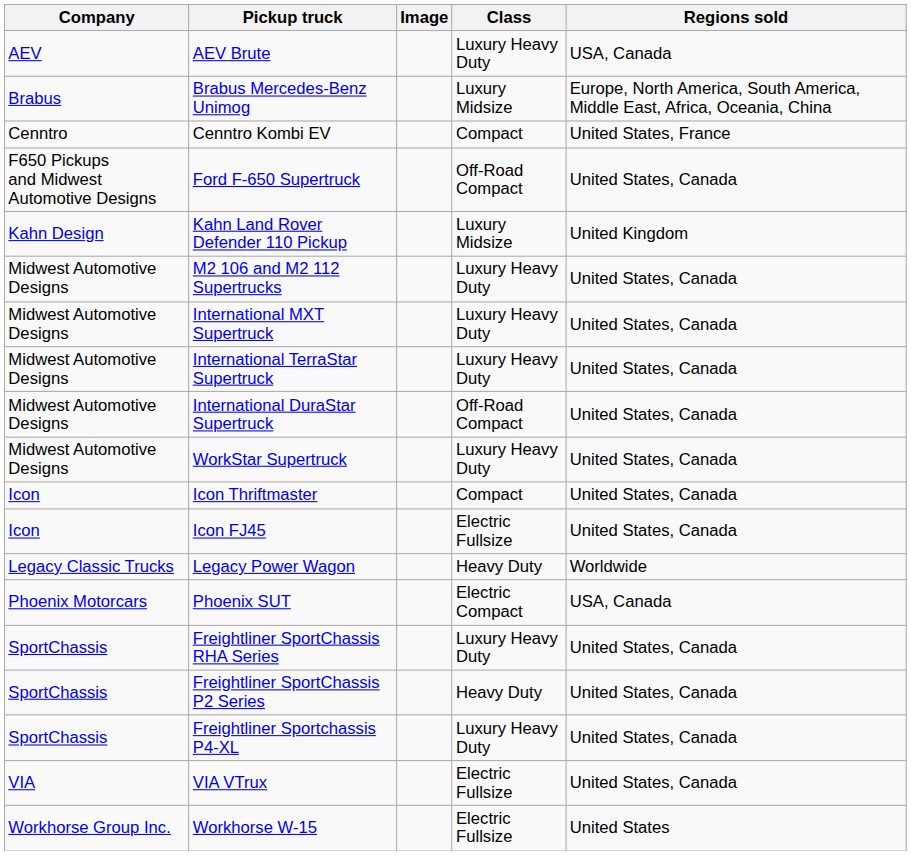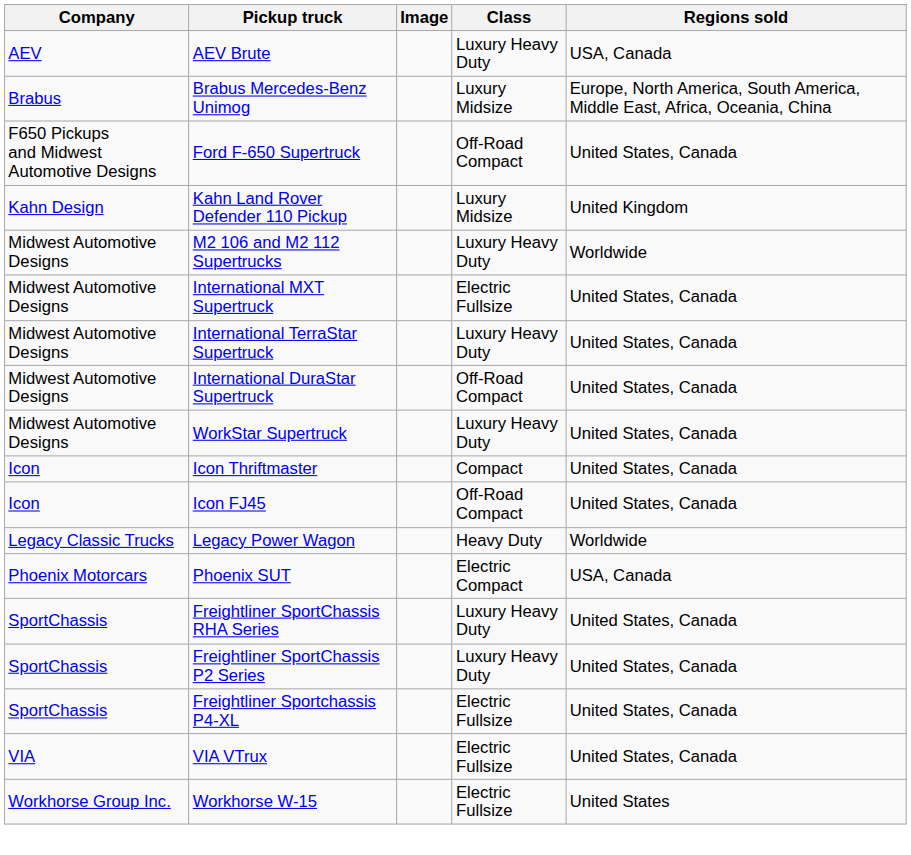- row: (262, 134)
(653, 278) United States, Canada -> (608, 252) Worldwide
(507, 324) Luxury Heavy Duty -> (484, 297) Electric Fullsize
(484, 530) Electric Fullsize -> (490, 504) Off-Road Compact
(499, 692) Heavy Duty -> (507, 666) Luxury Heavy Duty
(507, 737) Luxury Heavy Duty -> (484, 711) Electric Fullsize
